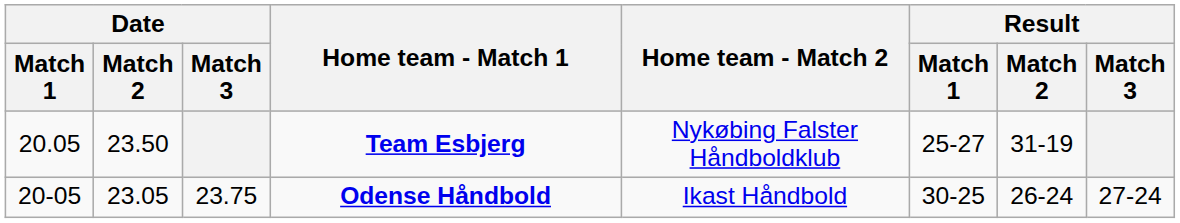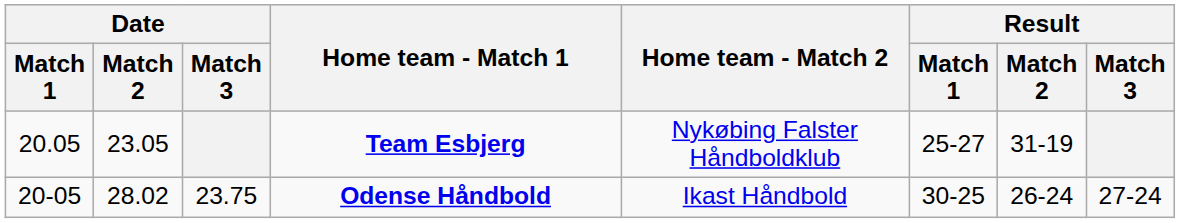(138, 143) 23.50 -> (138, 143) 23.05
(138, 196) 23.05 -> (138, 196) 28.02
